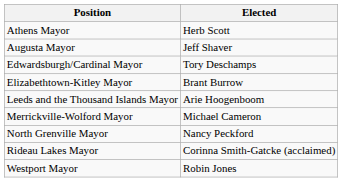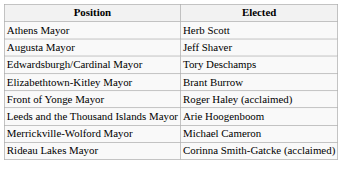+ row: (56, 99)
- row: (57, 133)
- row: (42, 168)
